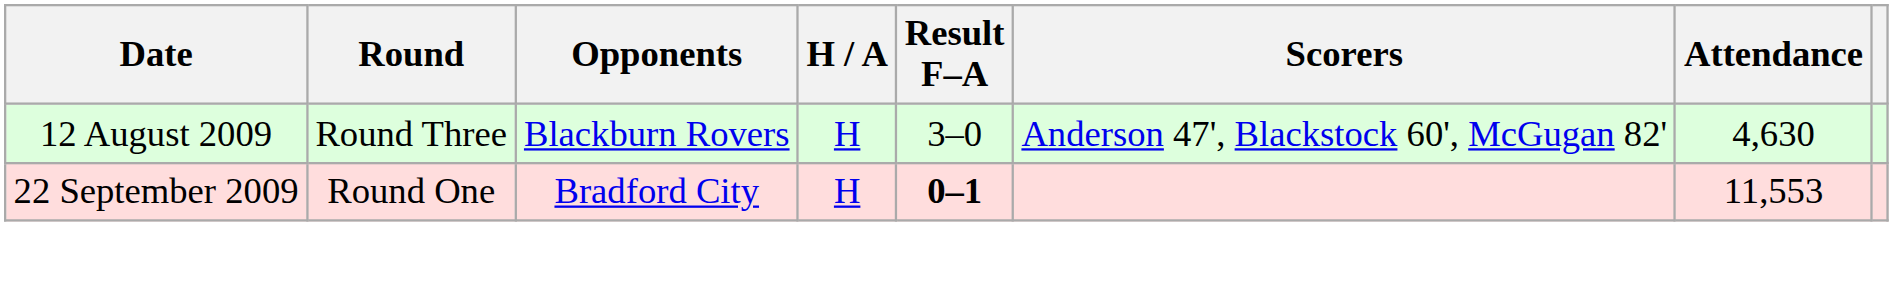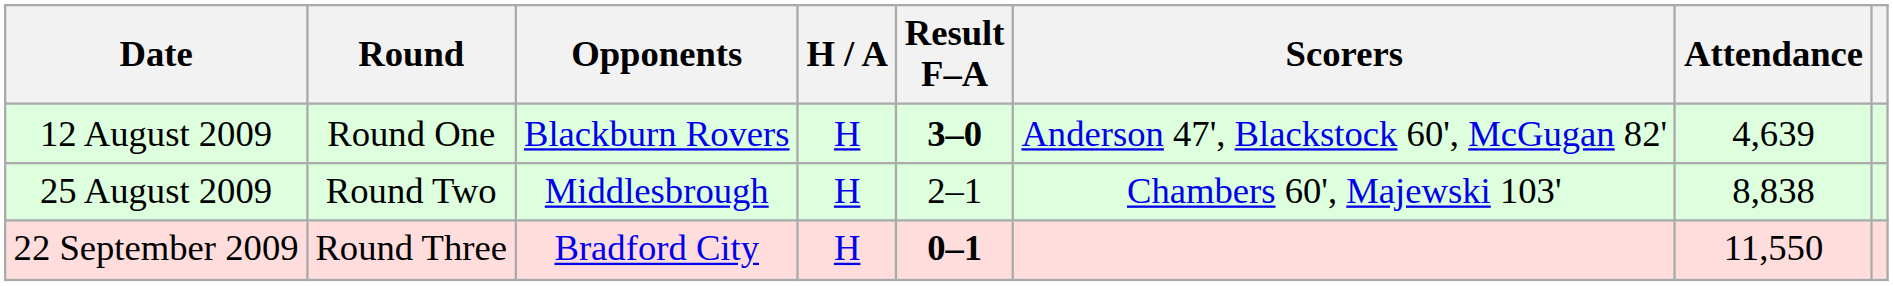(411, 132) Round Three -> (411, 132) Round One
(955, 132) normal -> (955, 132) bold
(1774, 132) 4,630 -> (1774, 132) 4,639
+ row: (156, 190)
(411, 190) Round One -> (411, 249) Round Three
(1774, 190) 11,553 -> (1774, 249) 11,550
